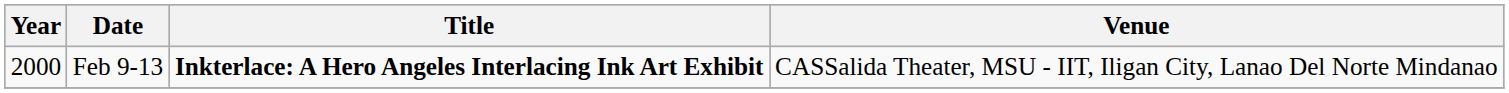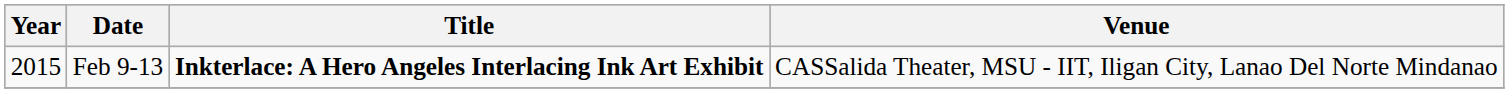(36, 67) 2000 -> (36, 67) 2015
